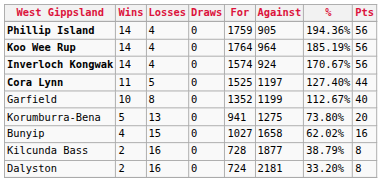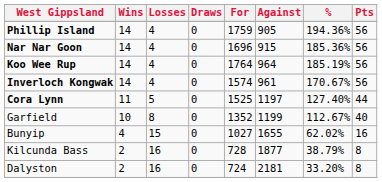+ row: (45, 48)
(267, 65) 924 -> (267, 82) 961
- row: (54, 117)
(270, 134) 1658 -> (270, 134) 1655
